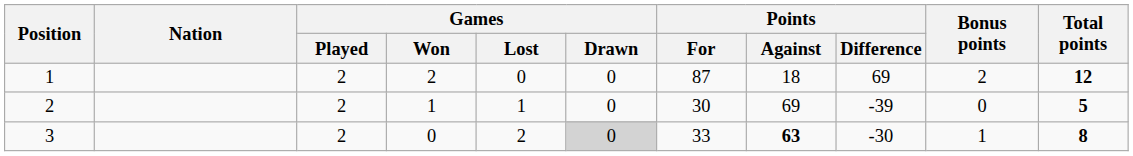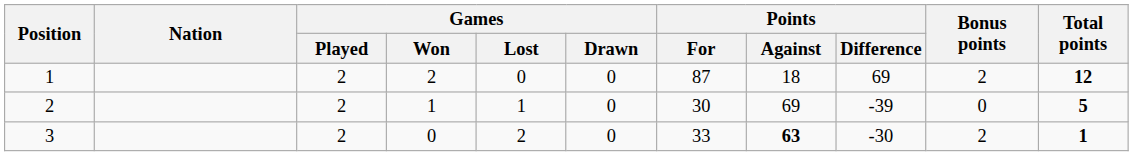(611, 135) lightgrey background -> (611, 135) no background
(982, 135) 1 -> (982, 135) 2
(1083, 135) 8 -> (1083, 135) 1
